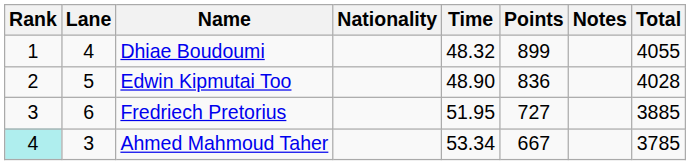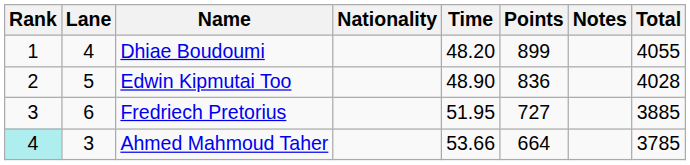(471, 50) 48.32 -> (471, 50) 48.20
(471, 143) 53.34 -> (471, 143) 53.66
(534, 143) 667 -> (534, 143) 664
